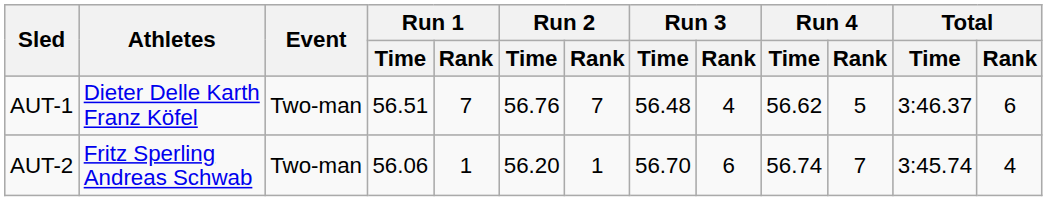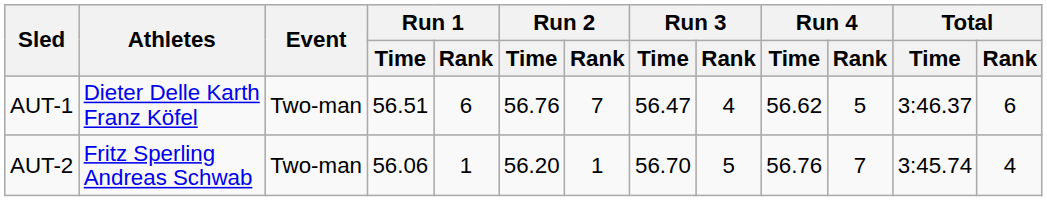(466, 106) 7 -> (466, 106) 6
(663, 106) 56.48 -> (663, 106) 56.47
(729, 166) 6 -> (729, 166) 5
(794, 166) 56.74 -> (794, 166) 56.76
